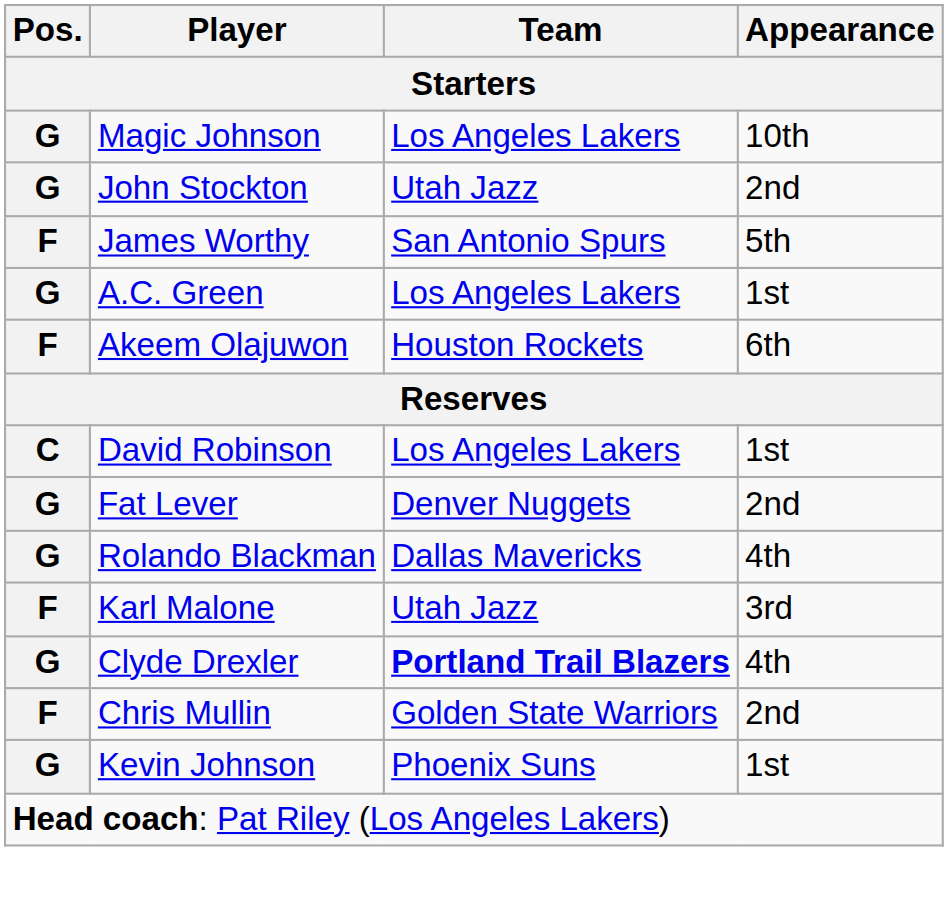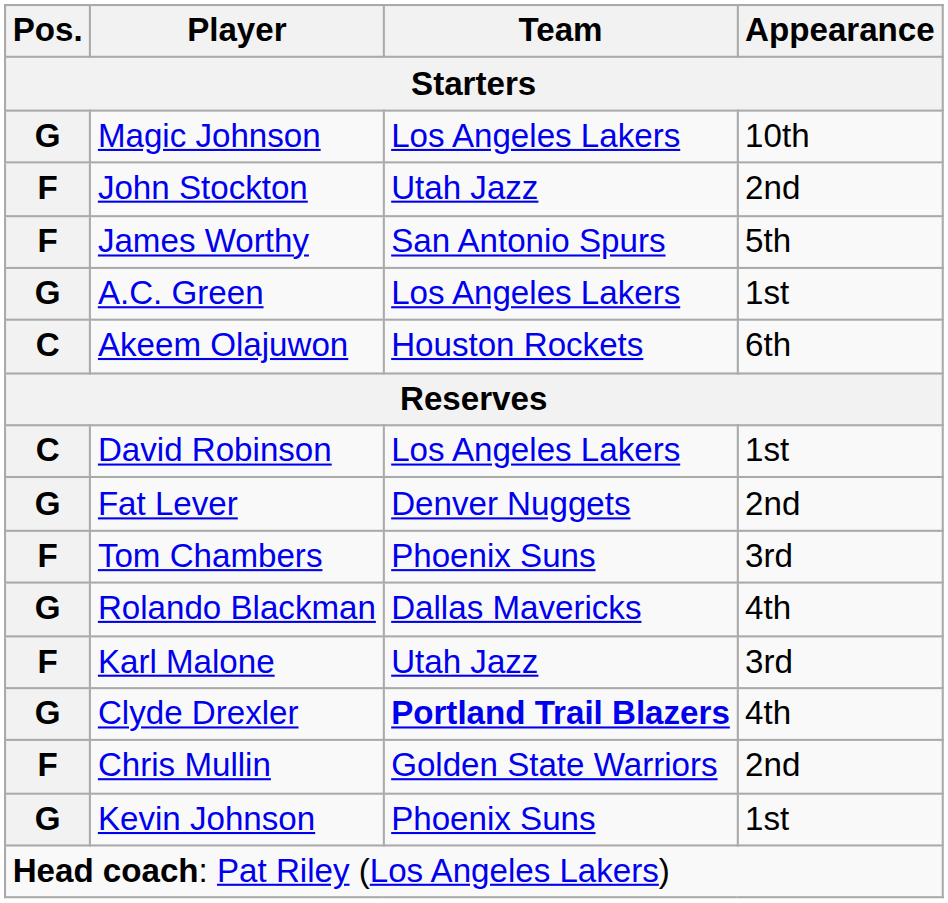(48, 188) G -> (48, 188) F
(48, 345) F -> (48, 345) C
+ row: (210, 556)
